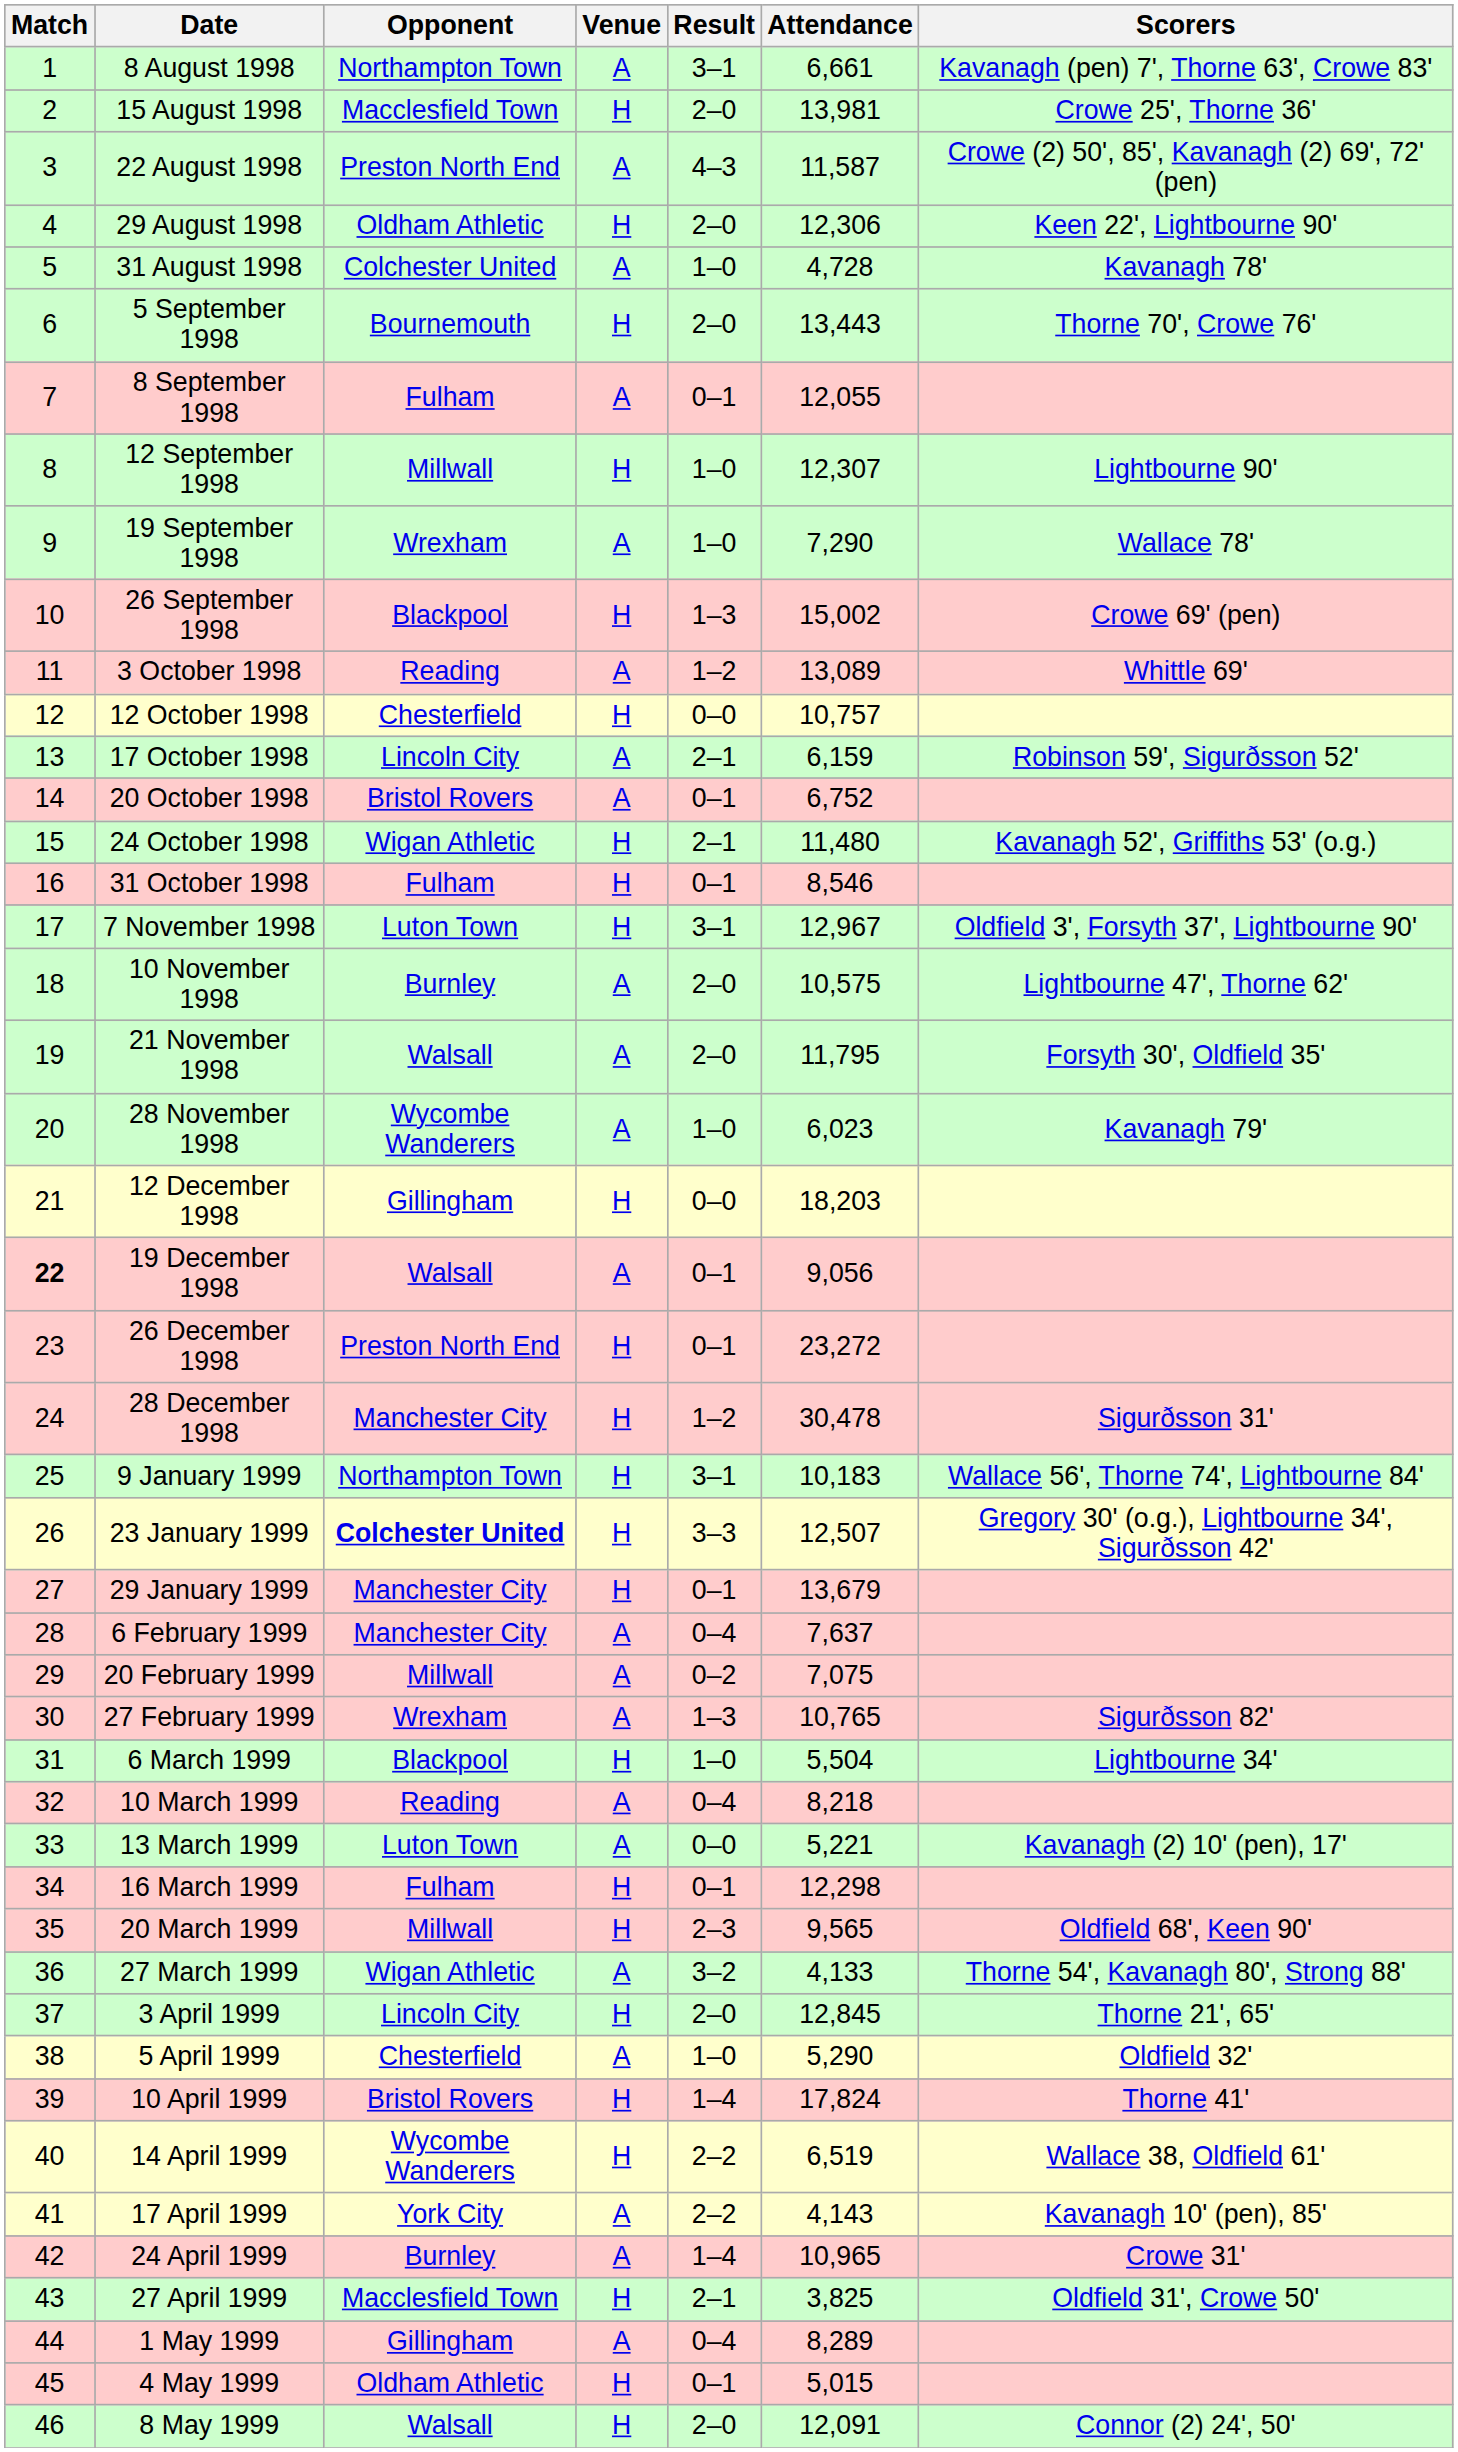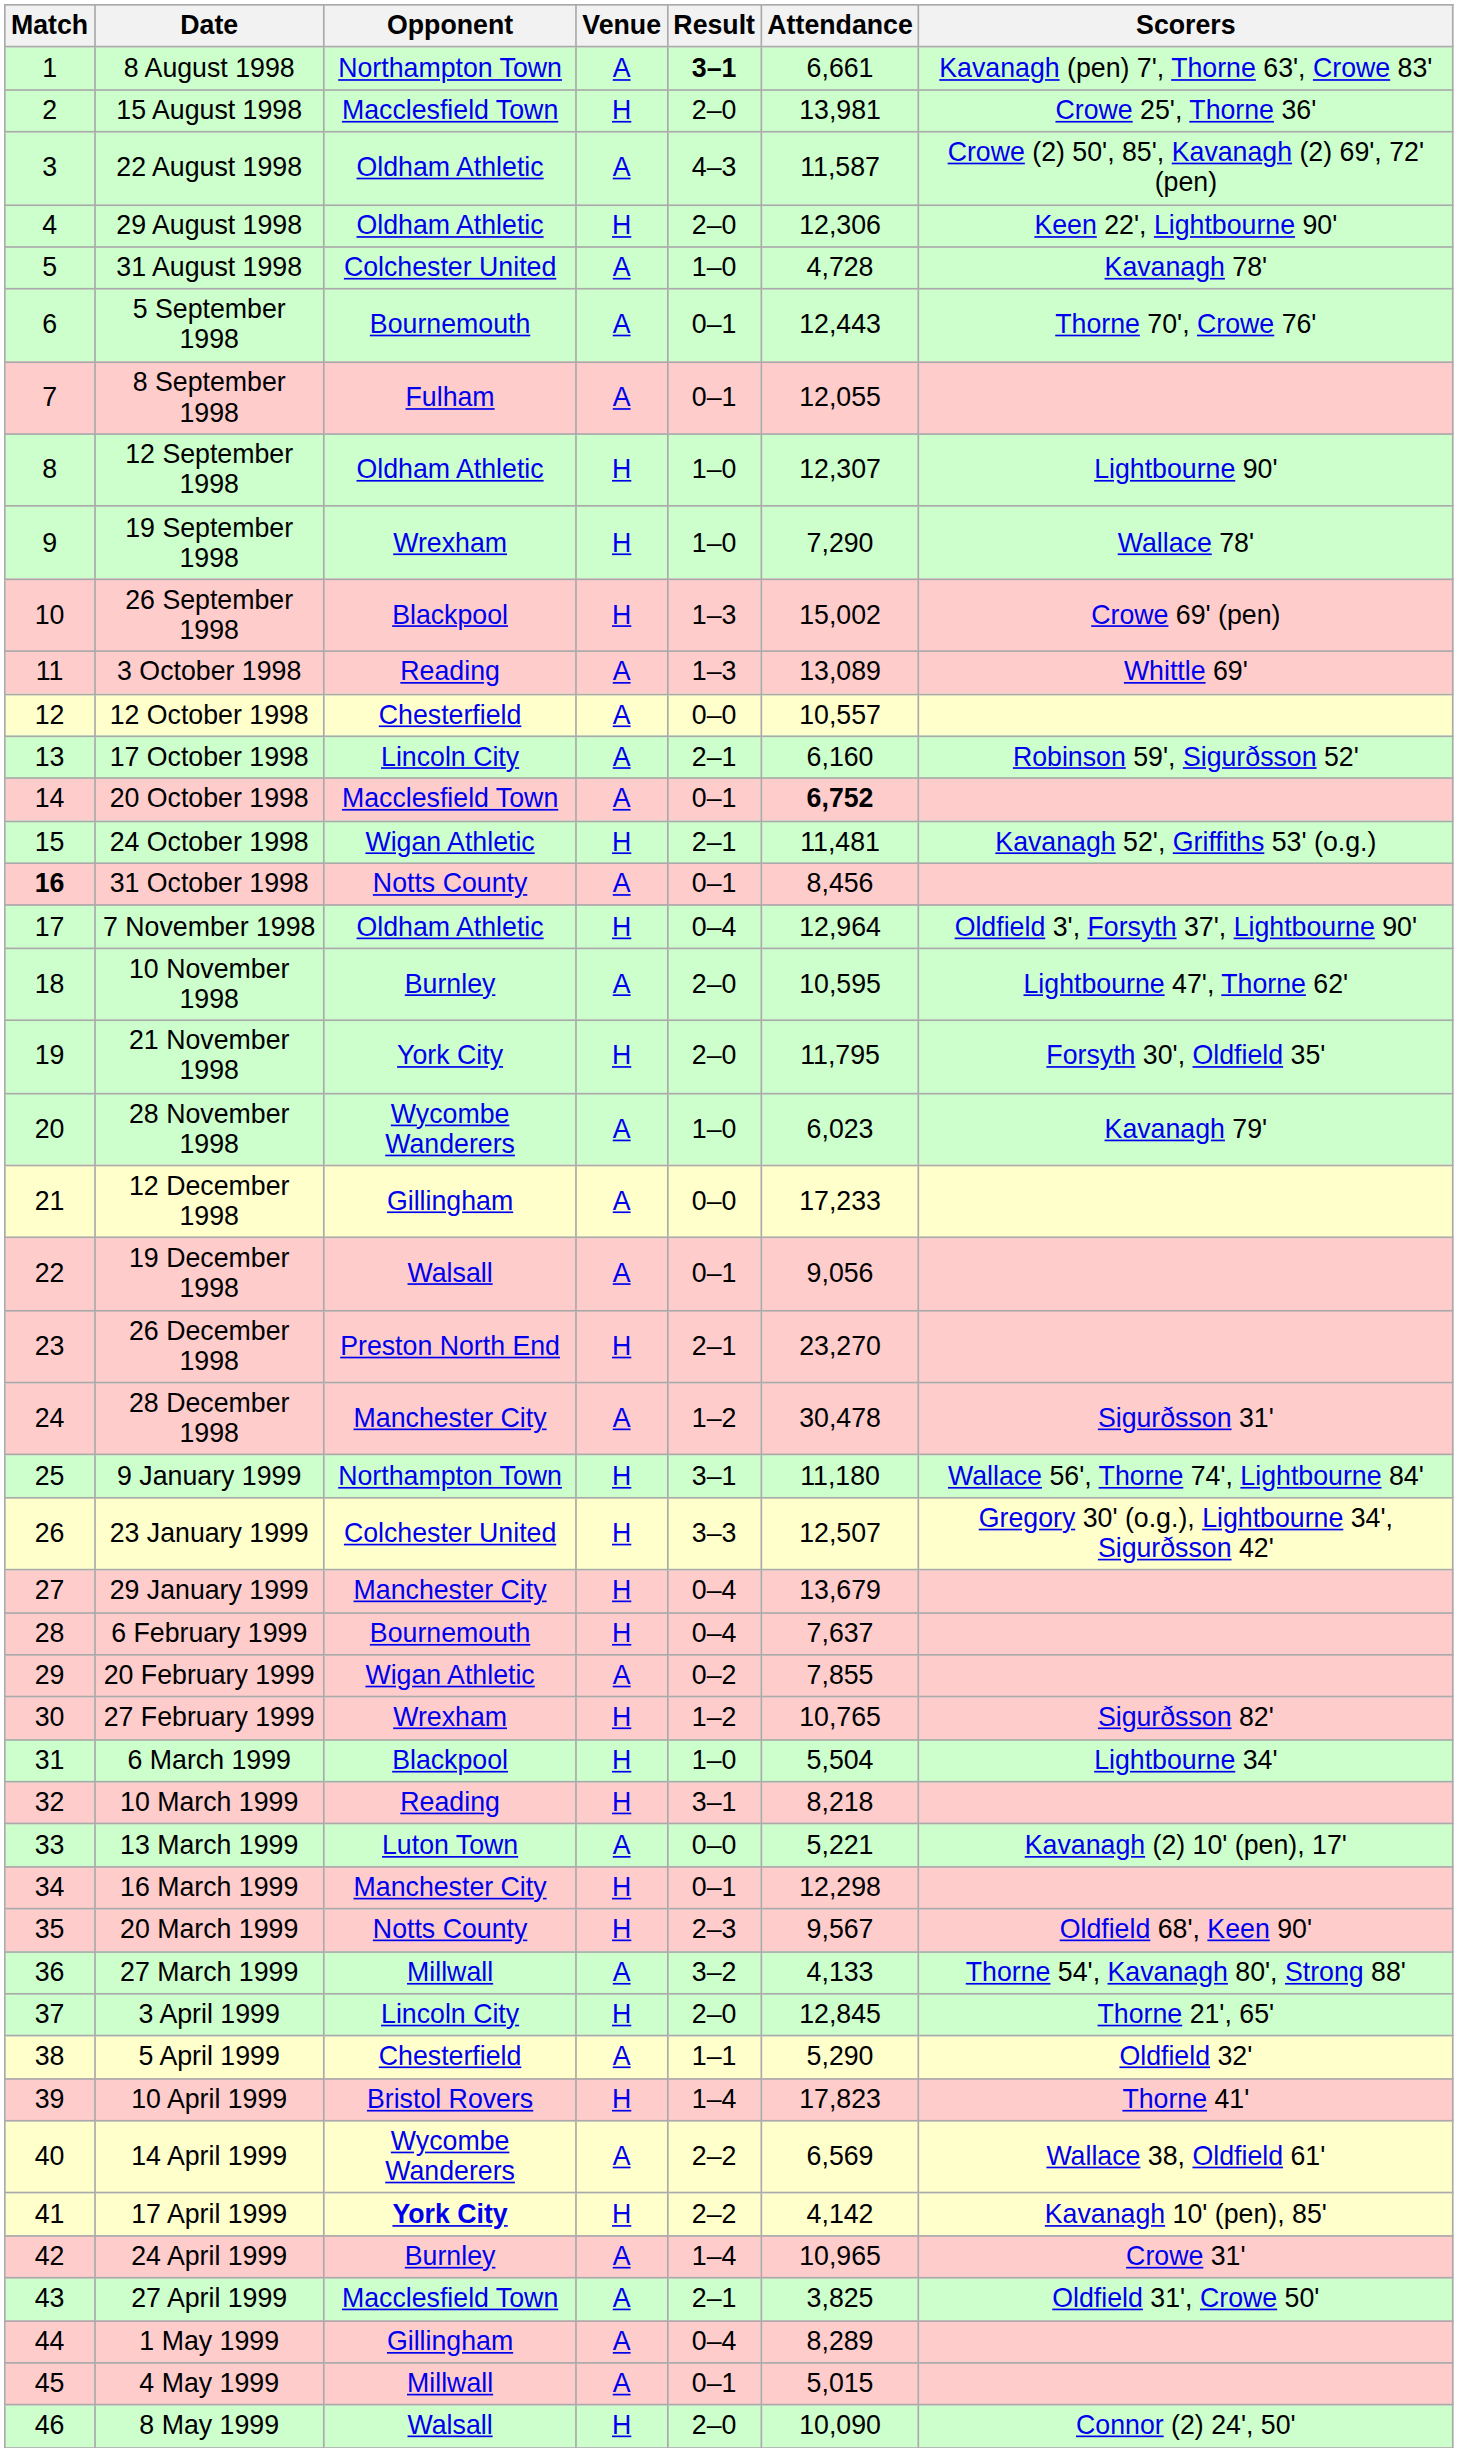(714, 68) normal -> (714, 68) bold
(450, 167) Preston North End -> (450, 167) Oldham Athletic
(622, 325) H -> (622, 325) A
(714, 325) 2–0 -> (714, 325) 0–1
(840, 325) 13,443 -> (840, 325) 12,443
(450, 469) Millwall -> (450, 469) Oldham Athletic
(622, 542) A -> (622, 542) H
(714, 672) 1–2 -> (714, 672) 1–3
(622, 714) H -> (622, 714) A
(840, 714) 10,757 -> (840, 714) 10,557
(840, 756) 6,159 -> (840, 756) 6,160
(450, 799) Bristol Rovers -> (450, 799) Macclesfield Town
(840, 799) normal -> (840, 799) bold
(840, 841) 11,480 -> (840, 841) 11,481
(50, 884) normal -> (50, 884) bold
(450, 884) Fulham -> (450, 884) Notts County
(622, 884) H -> (622, 884) A
(840, 884) 8,546 -> (840, 884) 8,456
(450, 926) Luton Town -> (450, 926) Oldham Athletic
(714, 926) 3–1 -> (714, 926) 0–4
(840, 926) 12,967 -> (840, 926) 12,964
(840, 983) 10,575 -> (840, 983) 10,595
(450, 1056) Walsall -> (450, 1056) York City
(622, 1056) A -> (622, 1056) H
(622, 1201) H -> (622, 1201) A
(840, 1201) 18,203 -> (840, 1201) 17,233
(50, 1273) bold -> (50, 1273) normal
(714, 1346) 0–1 -> (714, 1346) 2–1
(840, 1346) 23,272 -> (840, 1346) 23,270
(622, 1418) H -> (622, 1418) A
(840, 1475) 10,183 -> (840, 1475) 11,180
(450, 1533) bold -> (450, 1533) normal
(714, 1590) 0–1 -> (714, 1590) 0–4
(450, 1633) Manchester City -> (450, 1633) Bournemouth
(622, 1633) A -> (622, 1633) H
(450, 1675) Millwall -> (450, 1675) Wigan Athletic
(840, 1675) 7,075 -> (840, 1675) 7,855
(622, 1717) A -> (622, 1717) H
(714, 1717) 1–3 -> (714, 1717) 1–2
(622, 1802) A -> (622, 1802) H
(714, 1802) 0–4 -> (714, 1802) 3–1
(450, 1887) Fulham -> (450, 1887) Manchester City
(450, 1929) Millwall -> (450, 1929) Notts County
(840, 1929) 9,565 -> (840, 1929) 9,567
(450, 1972) Wigan Athletic -> (450, 1972) Millwall
(714, 2056) 1–0 -> (714, 2056) 1–1
(840, 2099) 17,824 -> (840, 2099) 17,823
(622, 2156) H -> (622, 2156) A
(840, 2156) 6,519 -> (840, 2156) 6,569
(450, 2214) normal -> (450, 2214) bold
(622, 2214) A -> (622, 2214) H
(840, 2214) 4,143 -> (840, 2214) 4,142
(622, 2298) H -> (622, 2298) A
(450, 2383) Oldham Athletic -> (450, 2383) Millwall
(622, 2383) H -> (622, 2383) A
(840, 2425) 12,091 -> (840, 2425) 10,090
